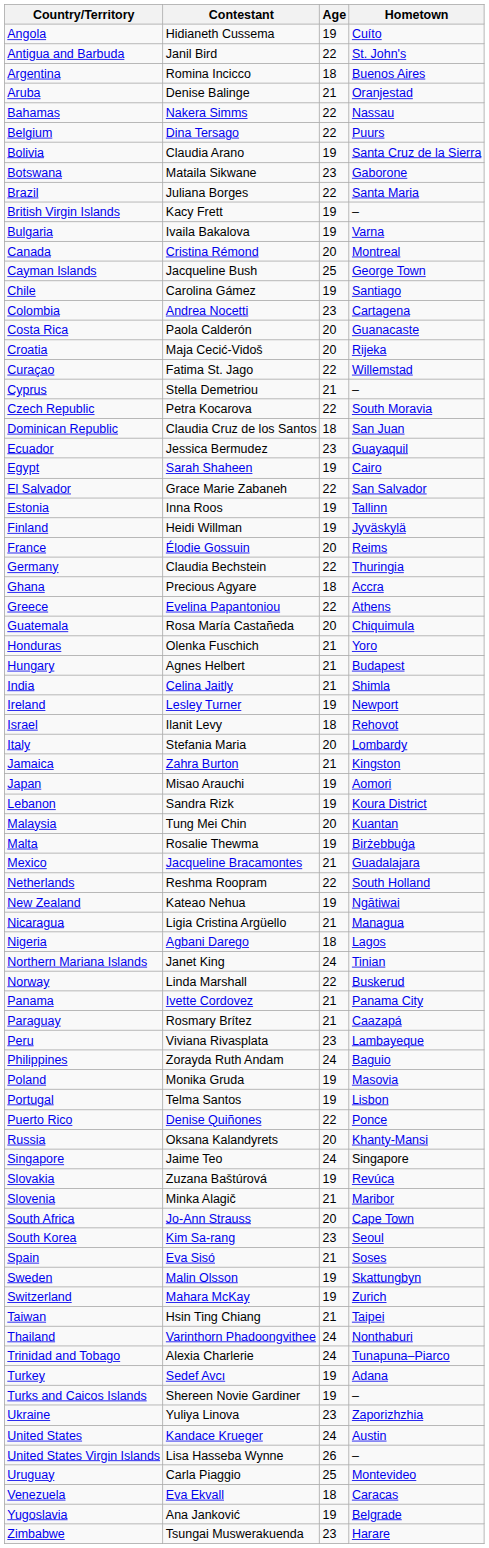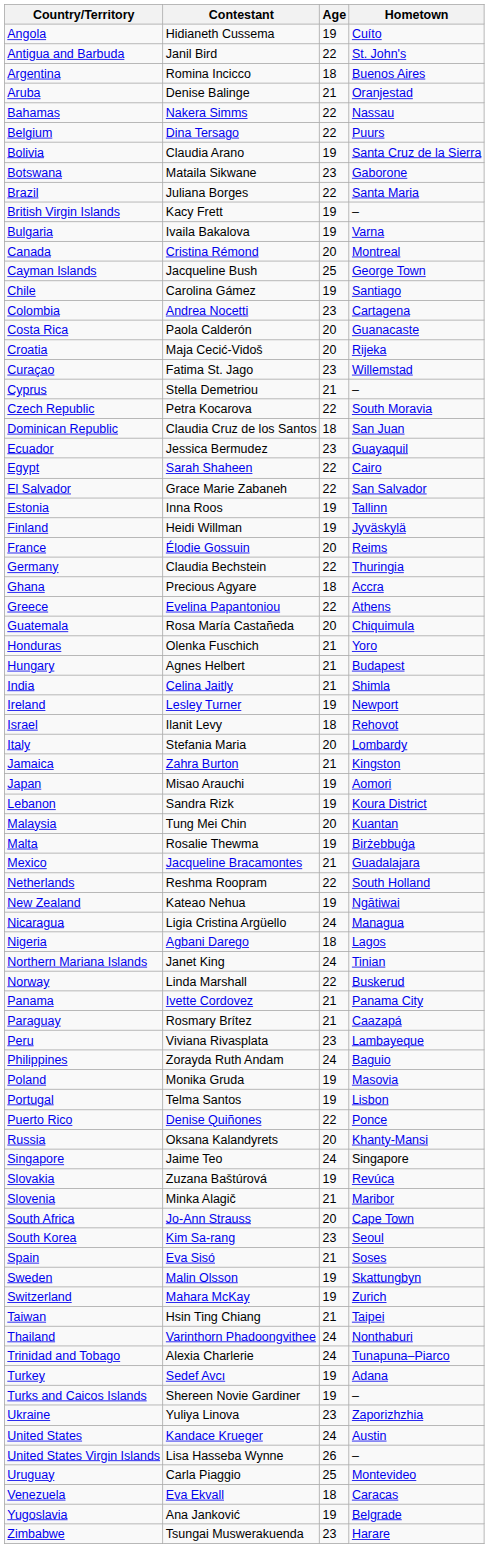(330, 370) 22 -> (330, 370) 23
(330, 468) 19 -> (330, 468) 22
(330, 922) 21 -> (330, 922) 24
